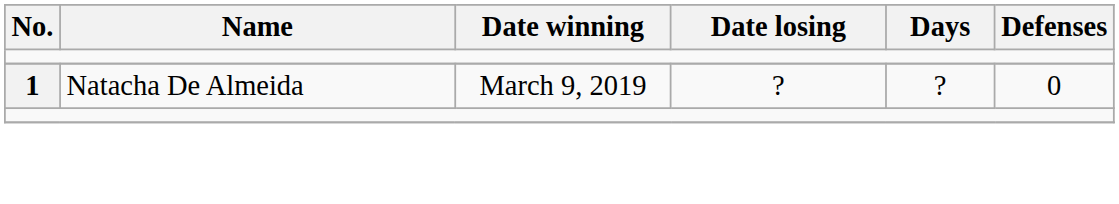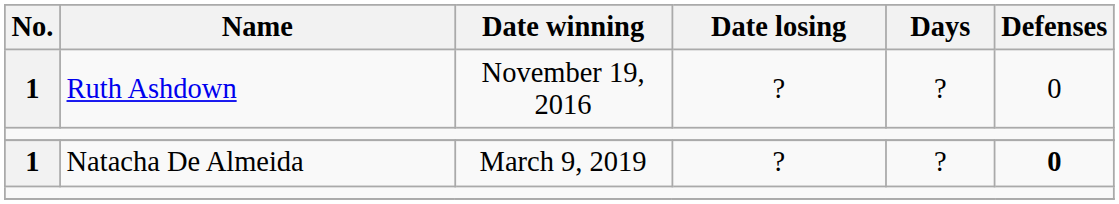+ row: (152, 88)
(1054, 85) normal -> (1054, 162) bold
